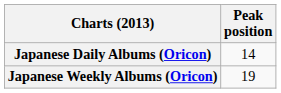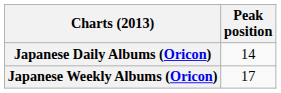(248, 76) 19 -> (248, 76) 17
